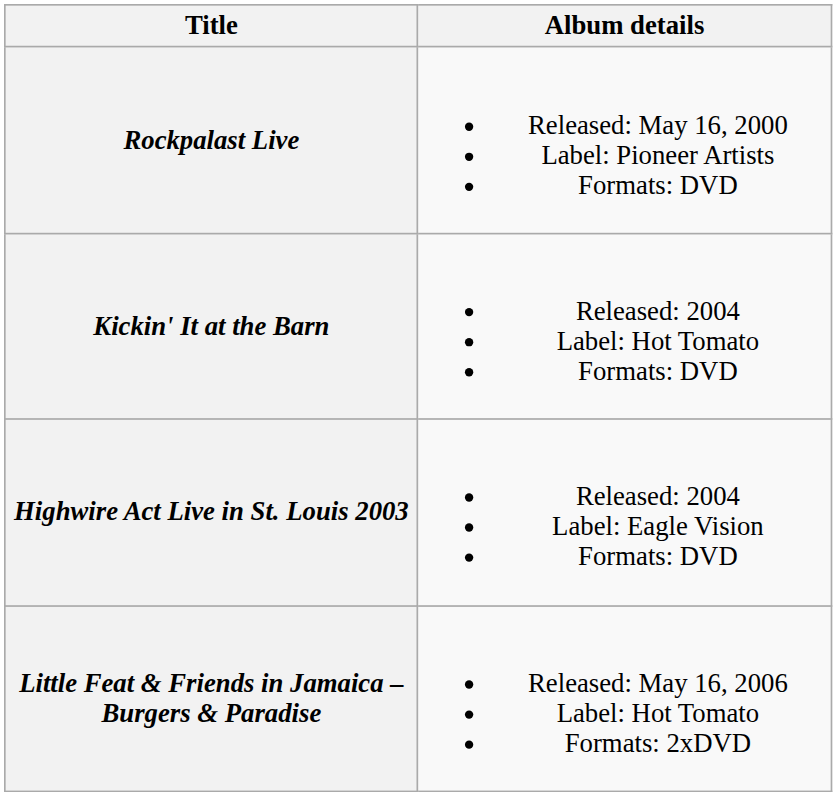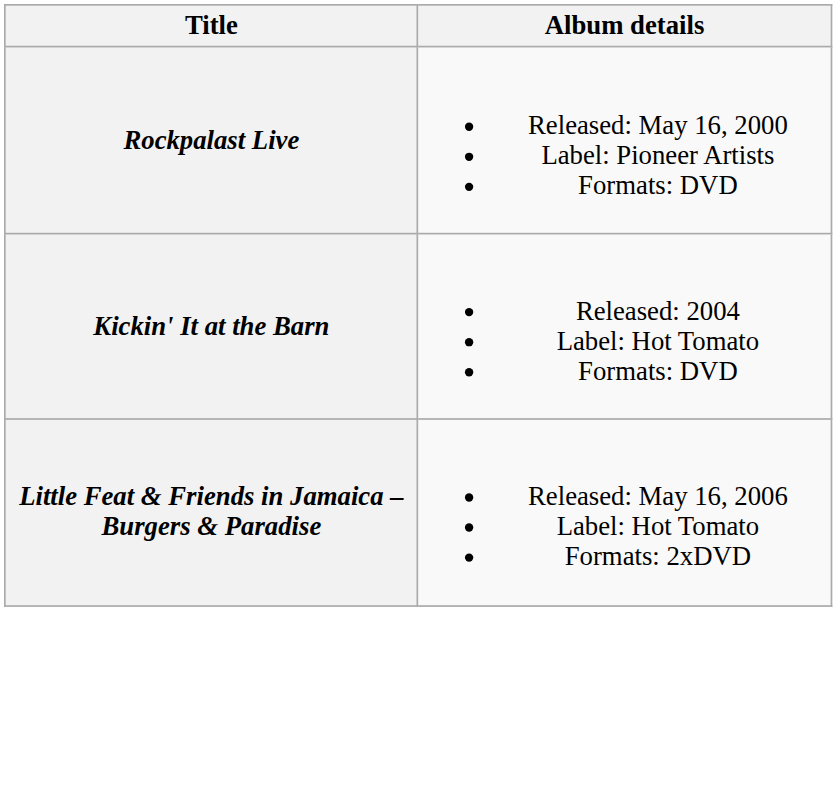- row: (211, 511)
